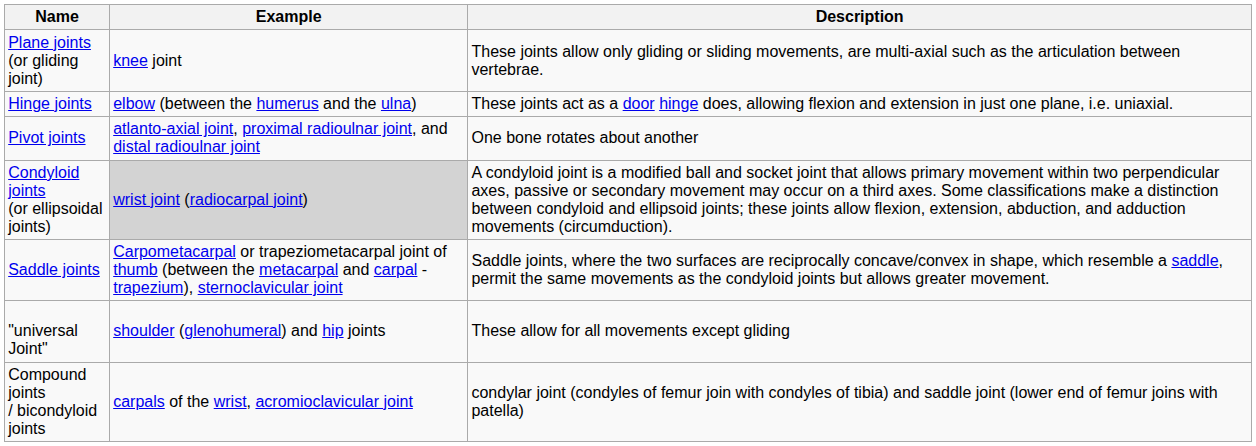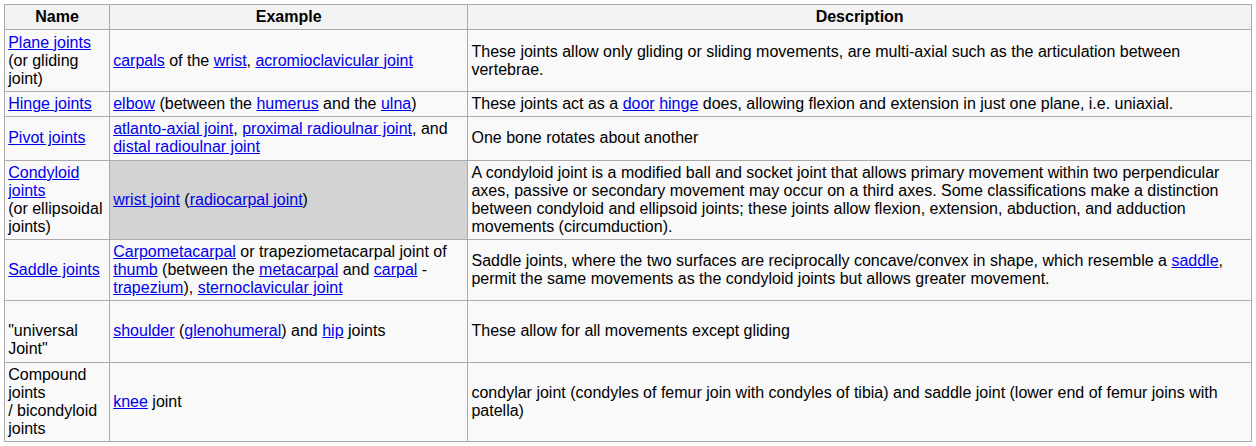(147, 60) knee joint -> (263, 60) carpals of the wrist, acromioclavicular joint
(263, 401) carpals of the wrist, acromioclavicular joint -> (147, 401) knee joint
